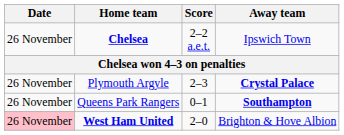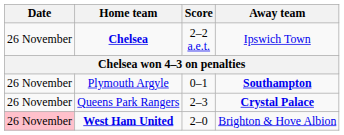(199, 83) 2–3 -> (199, 83) 0–1
(277, 83) Crystal Palace -> (277, 83) Southampton
(199, 102) 0–1 -> (199, 102) 2–3
(277, 102) Southampton -> (277, 102) Crystal Palace
